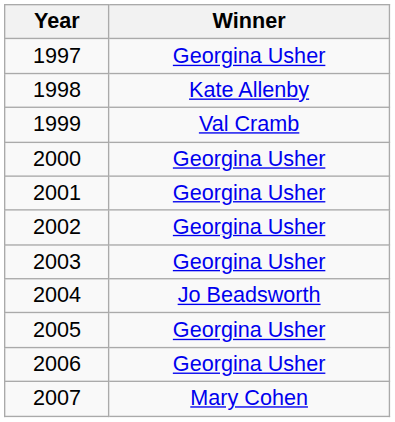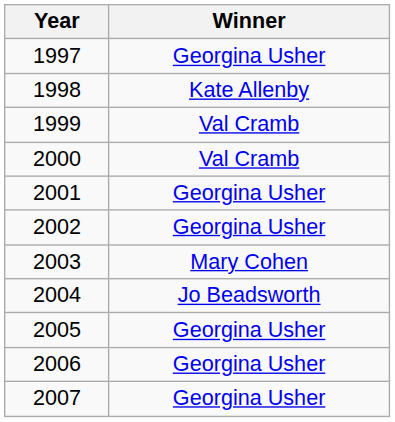(249, 158) Georgina Usher -> (249, 158) Val Cramb
(249, 261) Georgina Usher -> (249, 261) Mary Cohen
(249, 398) Mary Cohen -> (249, 398) Georgina Usher
